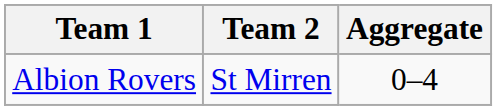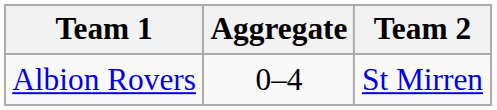columns swapped: (415, 29) <-> (271, 29)
